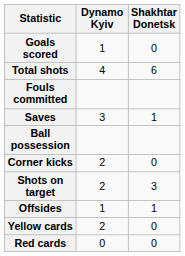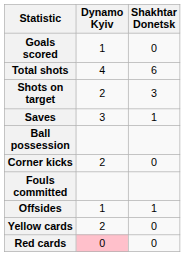rows swapped: (40, 186) <-> (40, 94)
(102, 243) no background -> (102, 243) pink background
